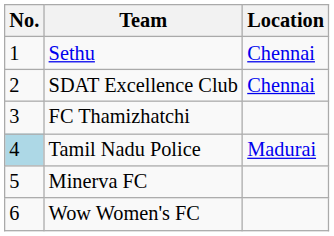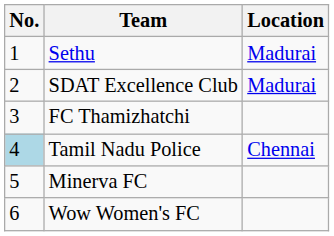(281, 52) Chennai -> (282, 52) Madurai
(281, 85) Chennai -> (282, 85) Madurai
(282, 149) Madurai -> (281, 149) Chennai
